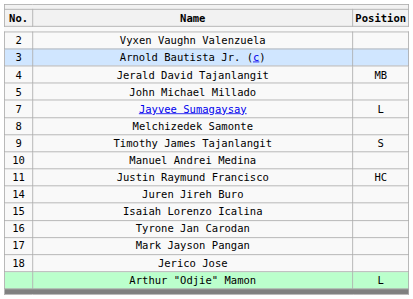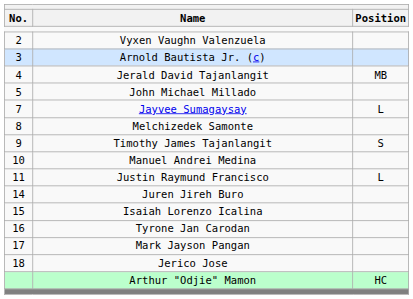(381, 177) HC -> (381, 177) L
(381, 280) L -> (381, 280) HC
